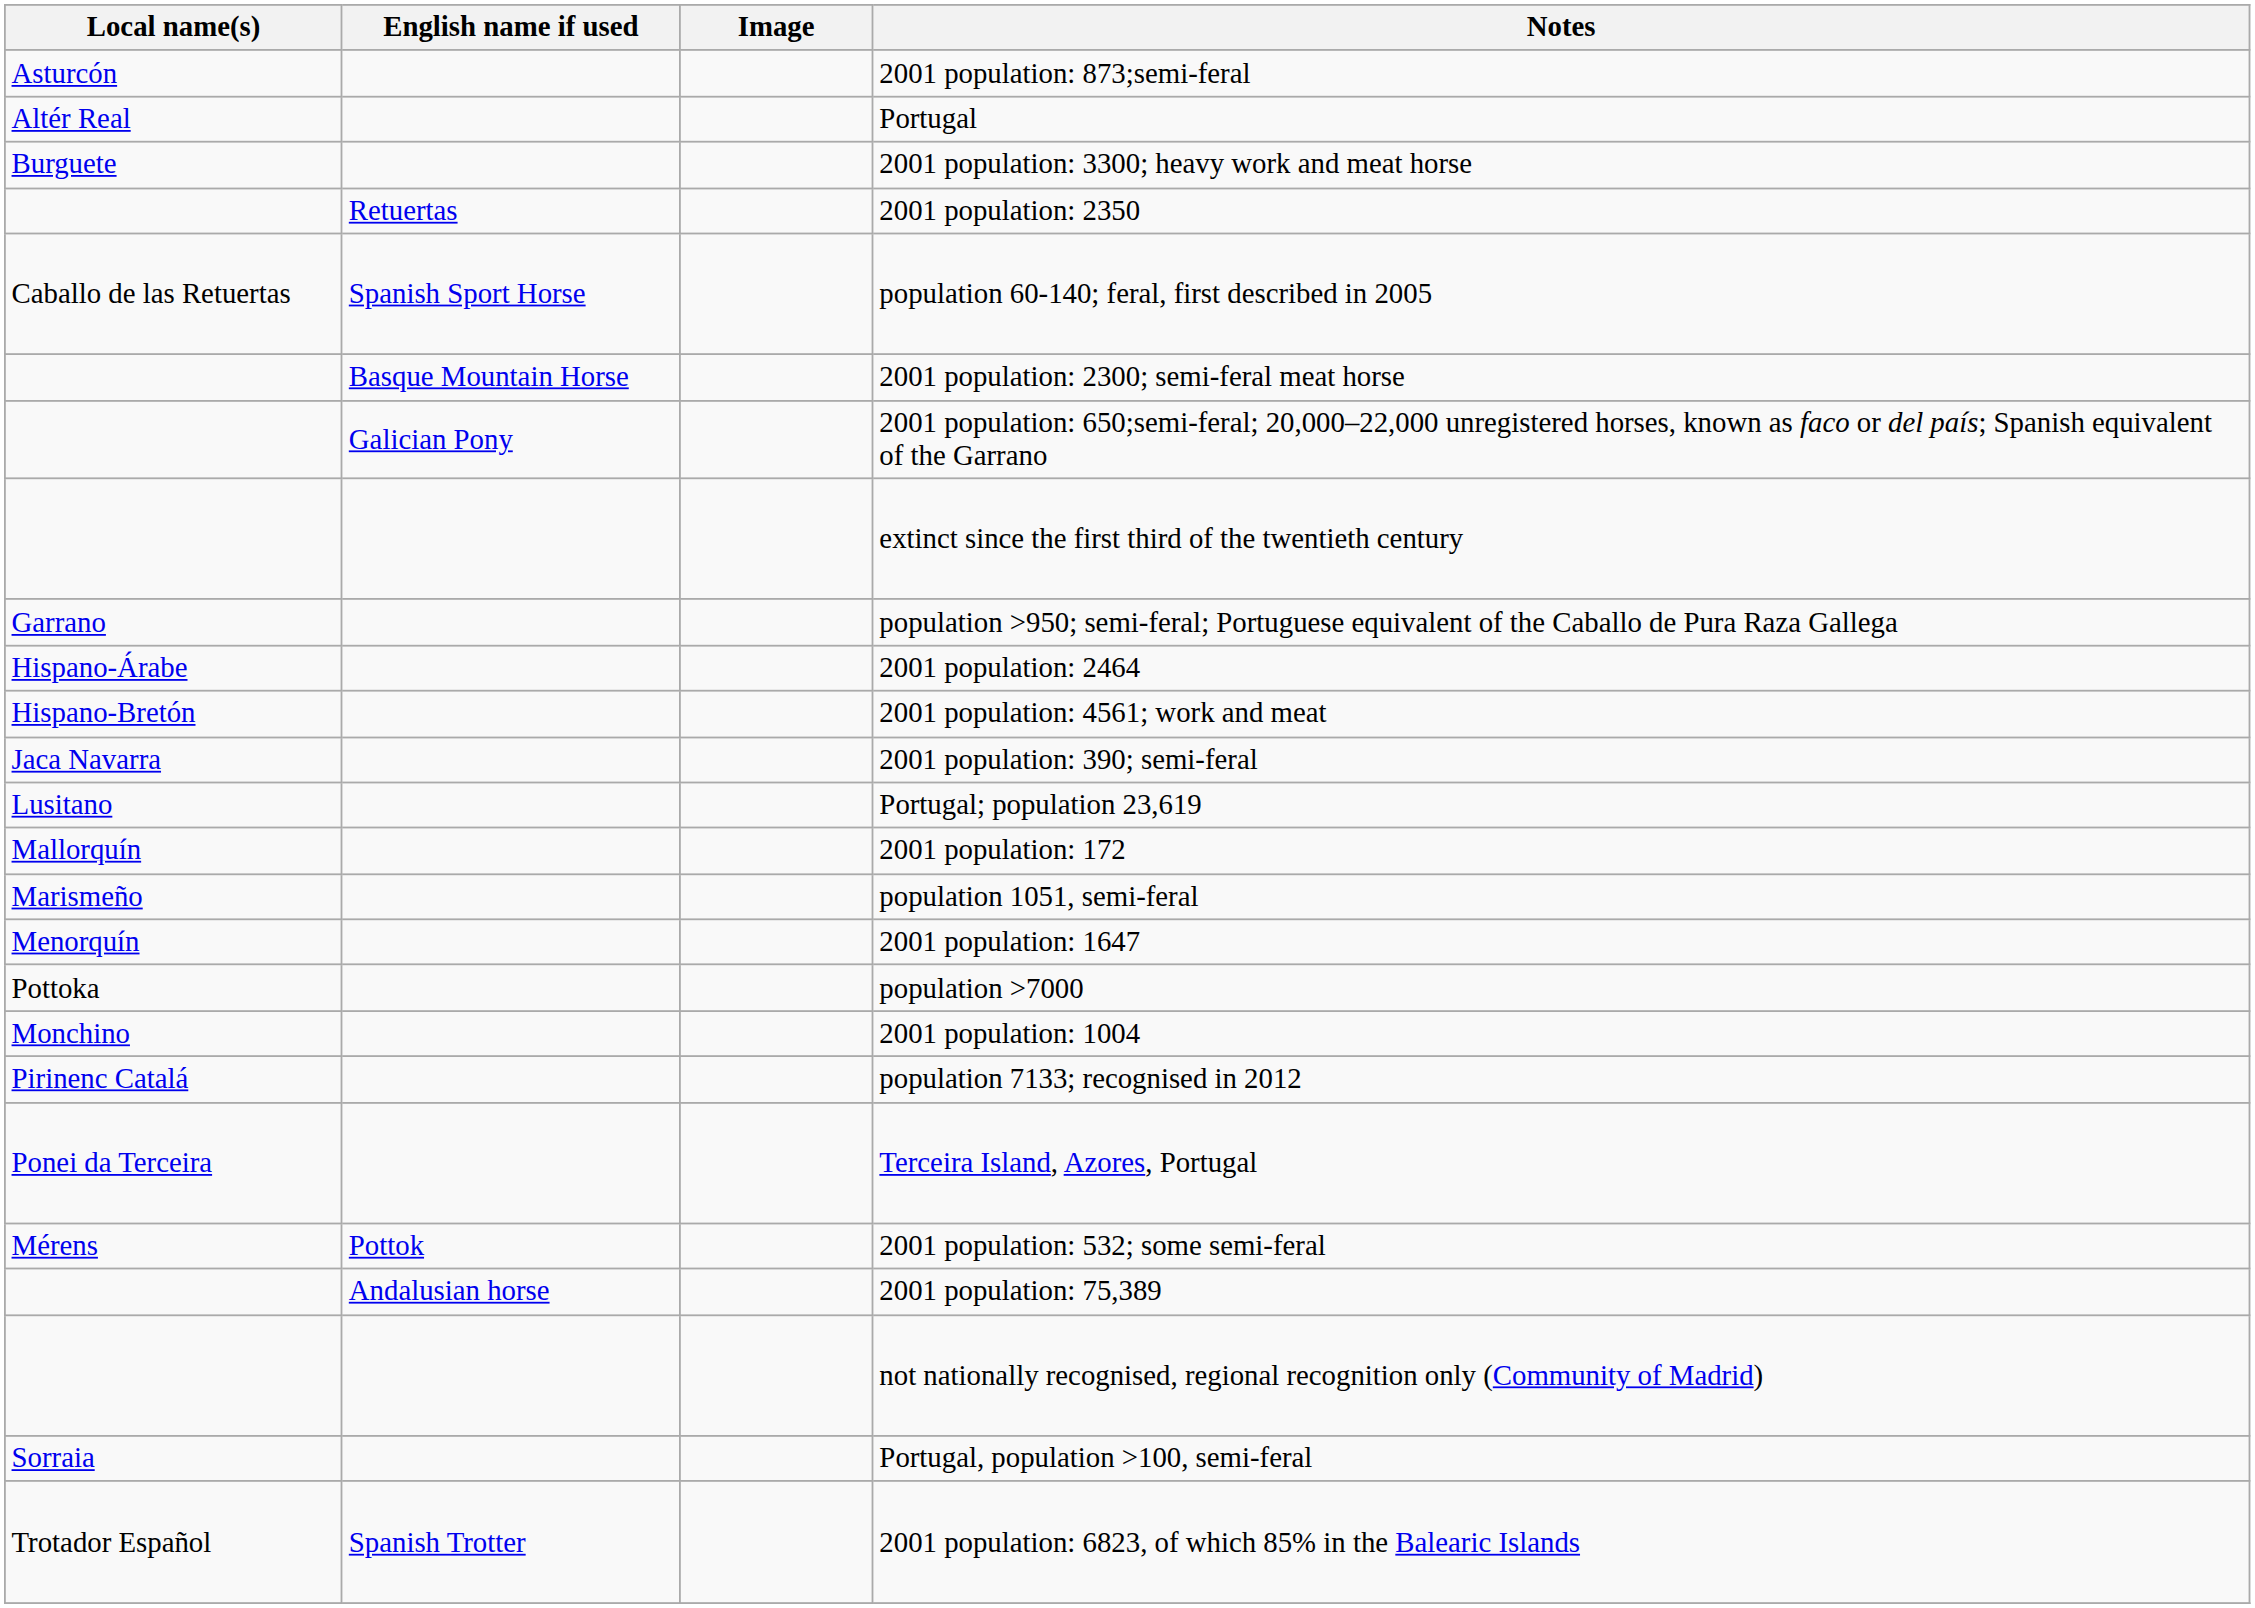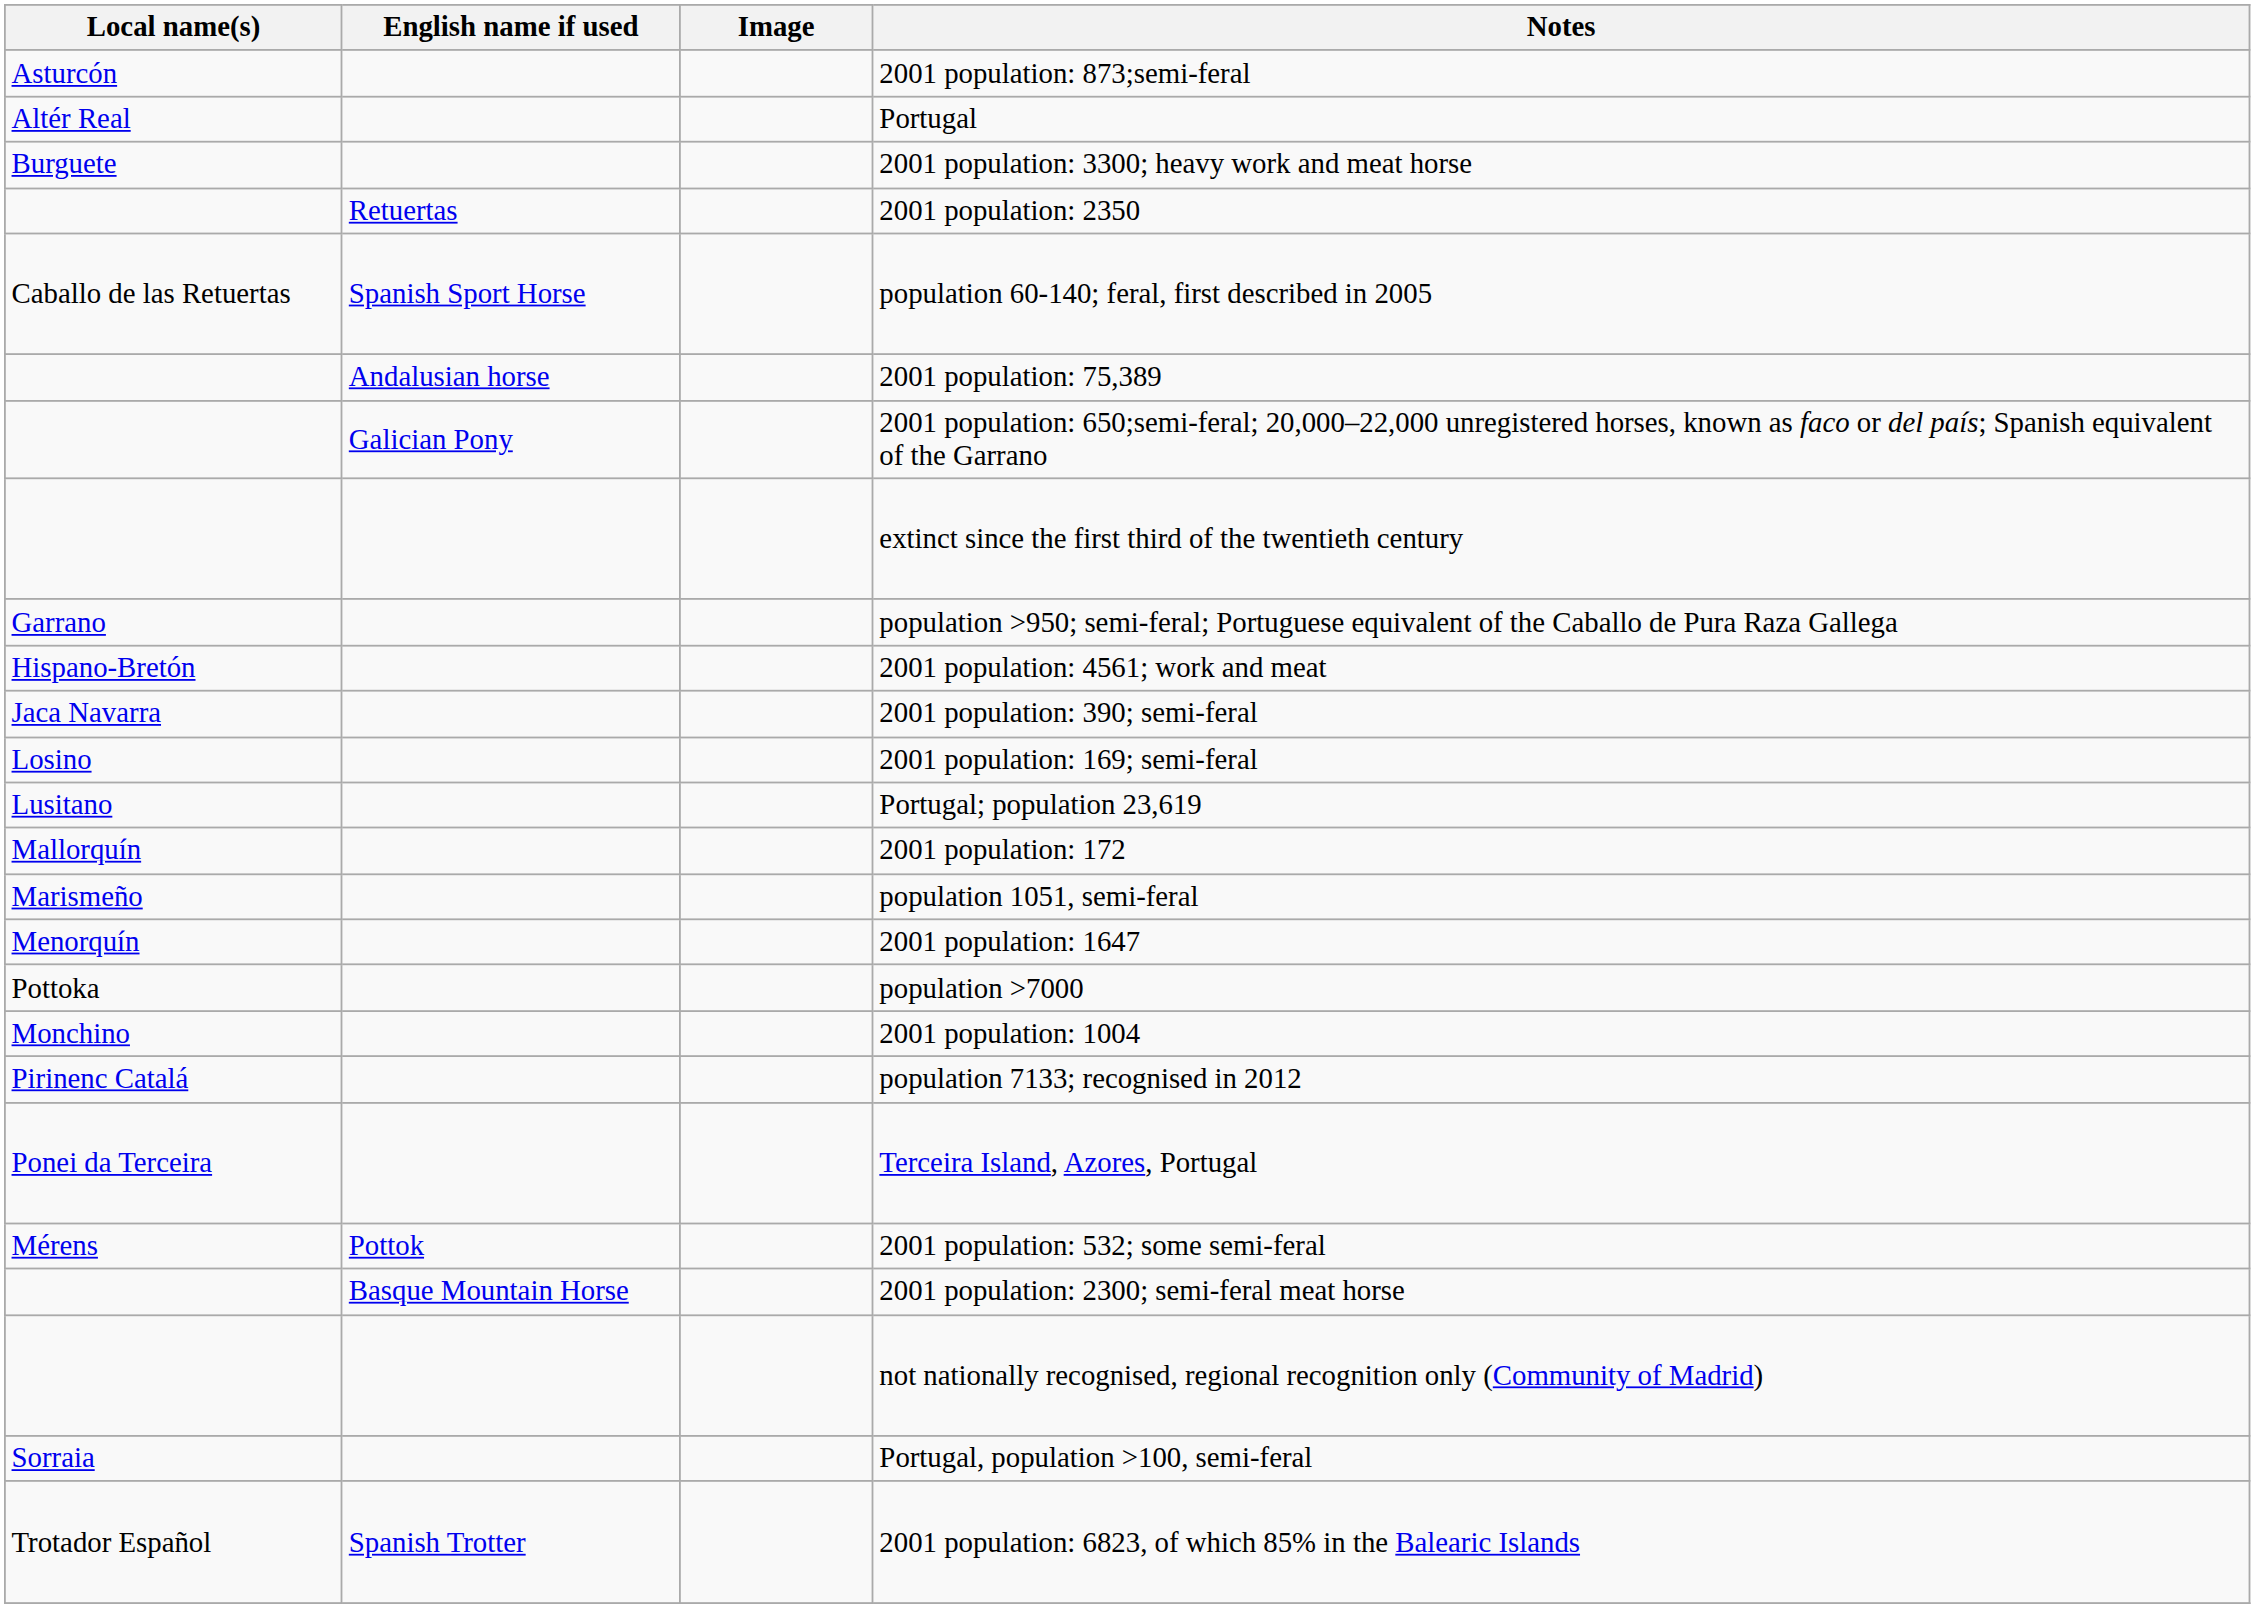rows swapped: (1142, 376) <-> (1021, 1291)
- row: (1010, 667)
+ row: (1069, 759)
